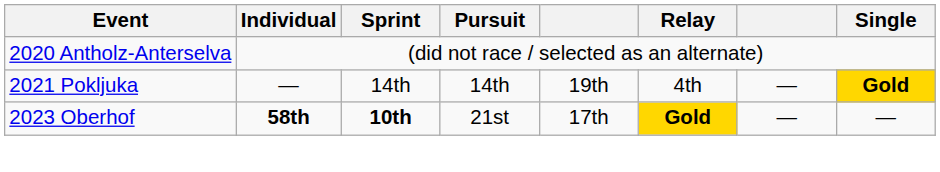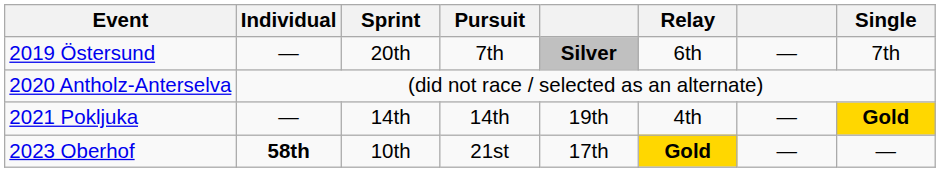+ row: (82, 53)
(391, 118) bold -> (391, 150) normal
